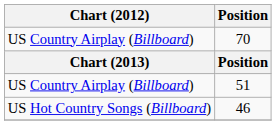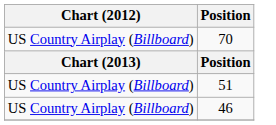(109, 108) US Hot Country Songs (Billboard) -> (101, 108) US Country Airplay (Billboard)
